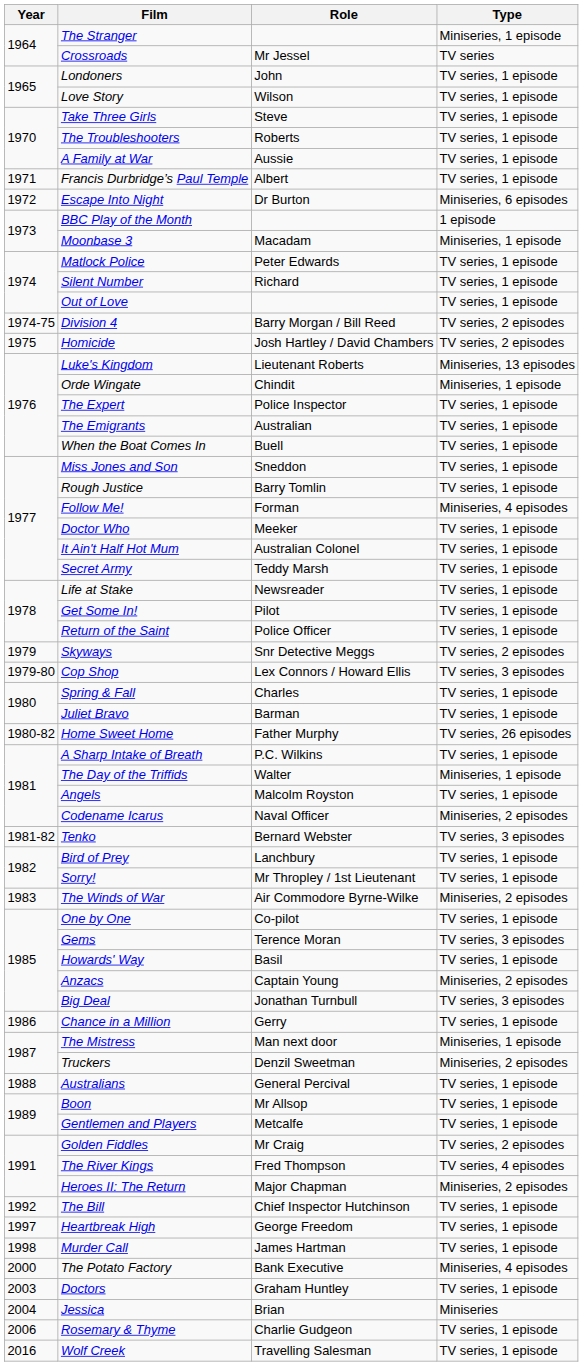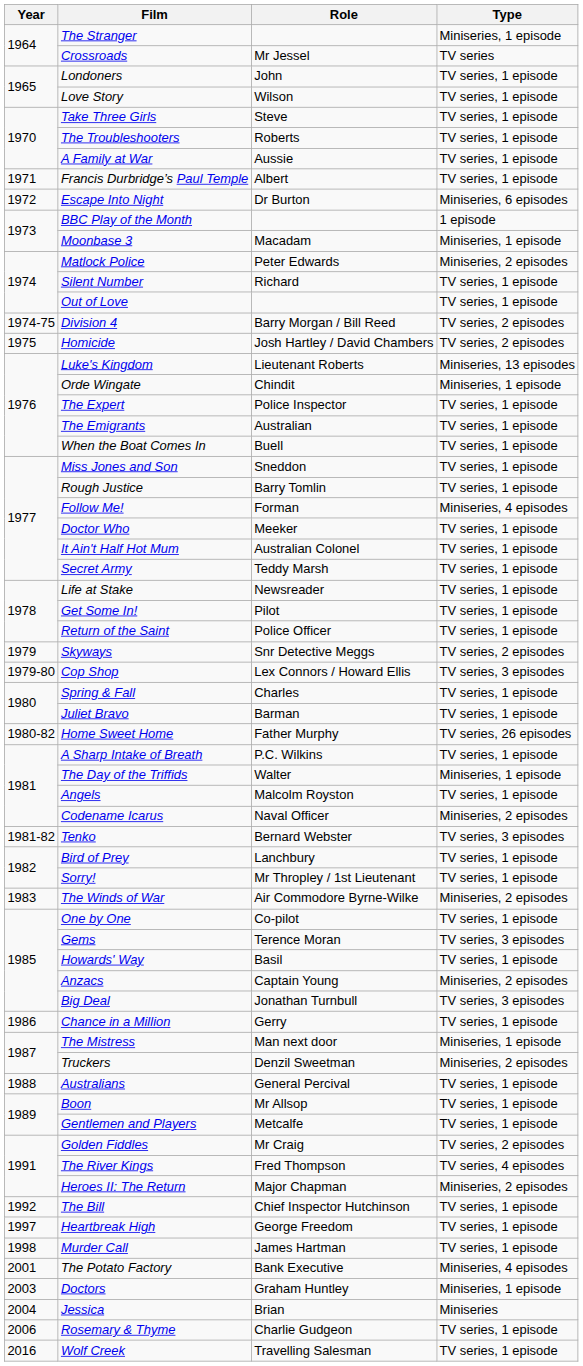(499, 261) TV series, 1 episode -> (504, 261) Miniseries, 2 episodes
(22, 1268) 2000 -> (22, 1268) 2001
(499, 1289) TV series, 1 episode -> (500, 1289) Miniseries, 1 episode
